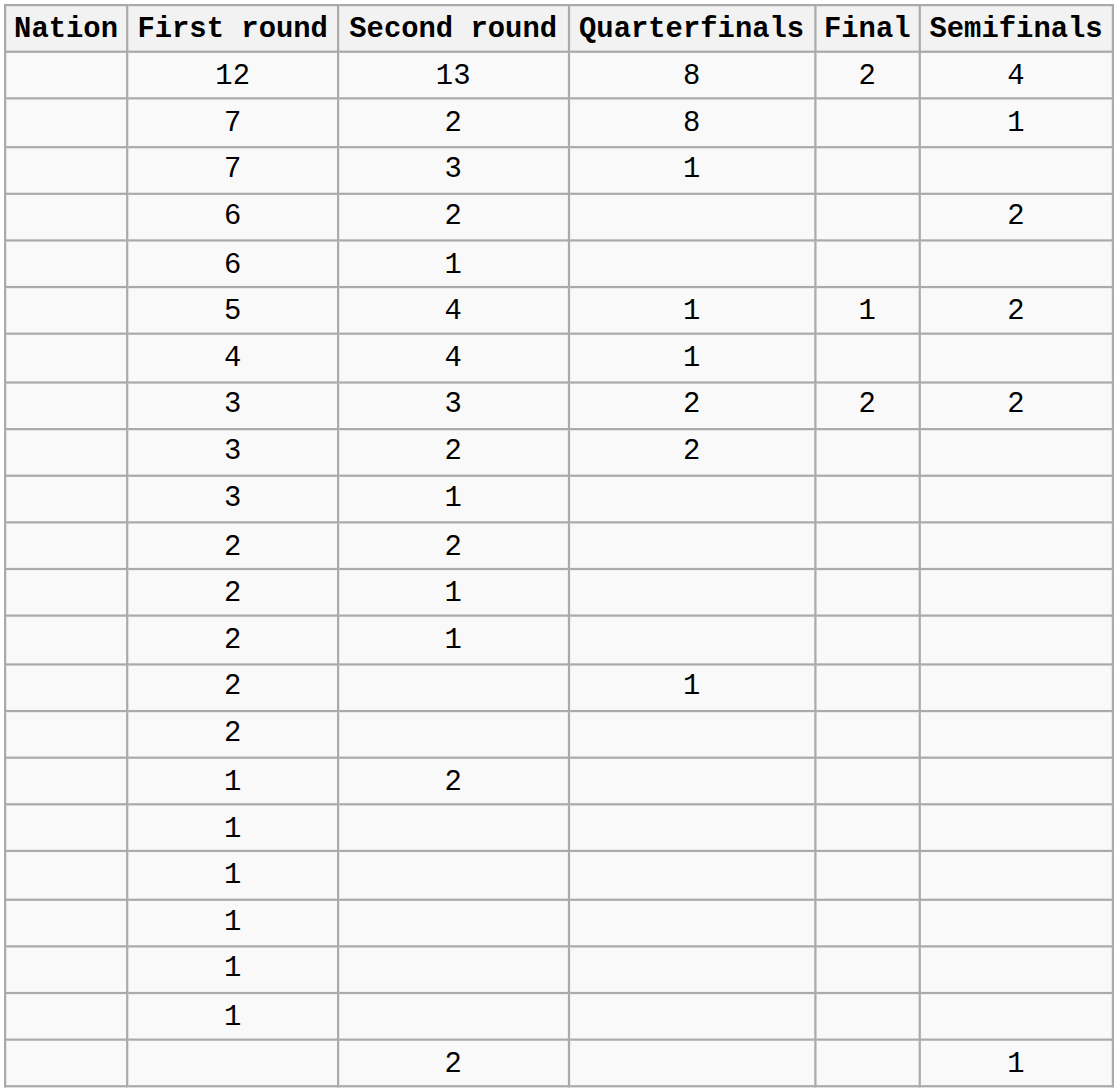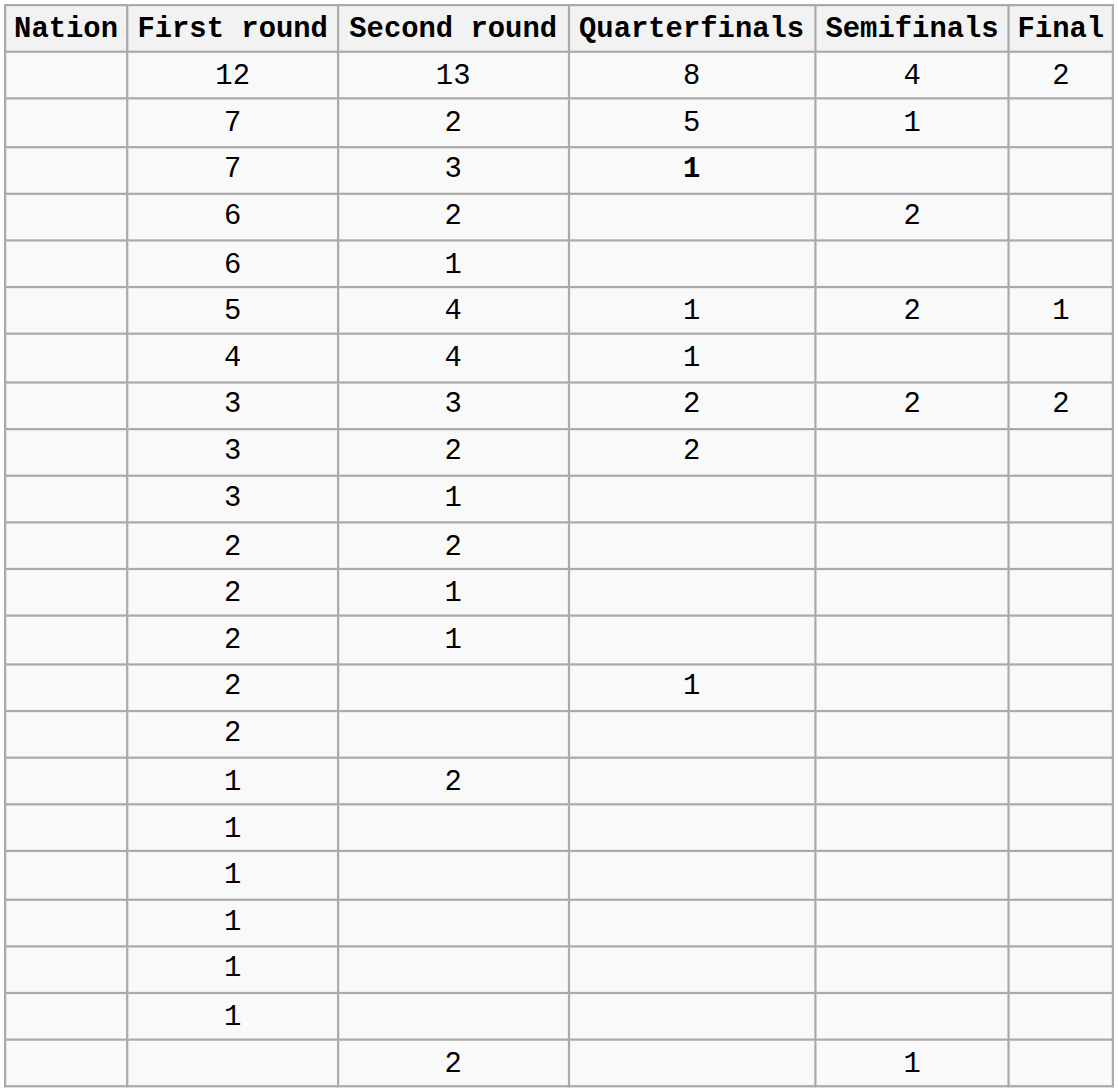columns swapped: (1016, 29) <-> (867, 29)
(692, 123) 8 -> (692, 123) 5
(692, 170) normal -> (692, 170) bold
